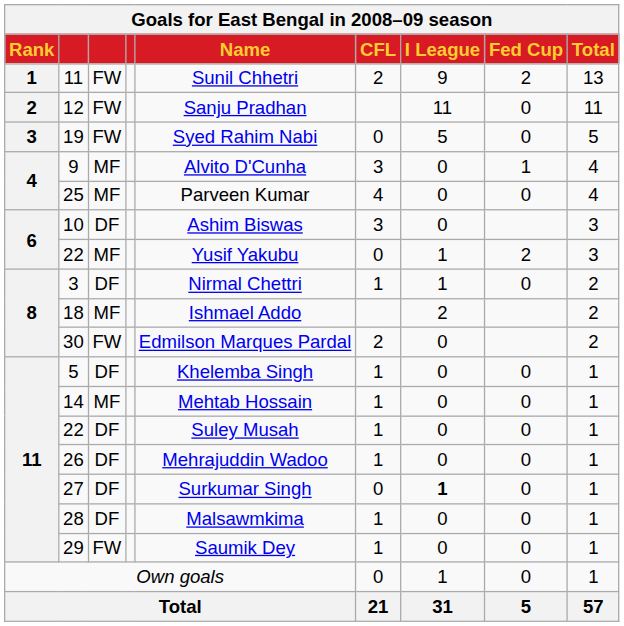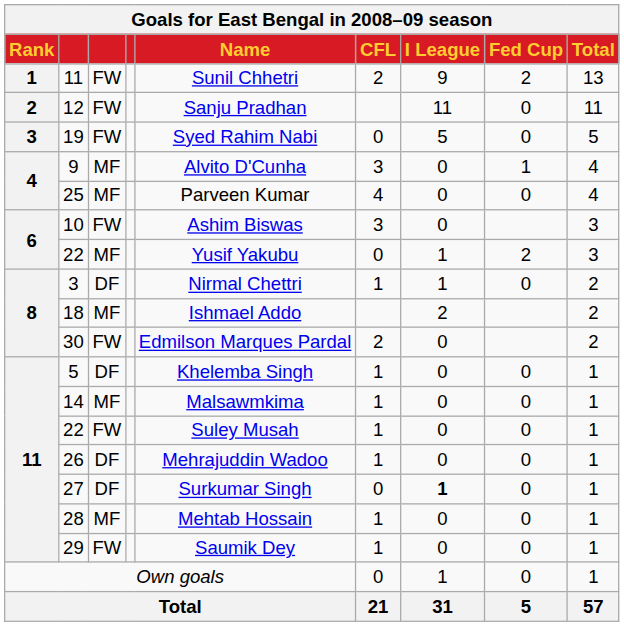(107, 225) DF -> (107, 225) FW
(245, 401) Mehtab Hossain -> (245, 401) Malsawmkima
(107, 431) DF -> (107, 431) FW
(107, 519) DF -> (107, 519) MF
(245, 519) Malsawmkima -> (245, 519) Mehtab Hossain
